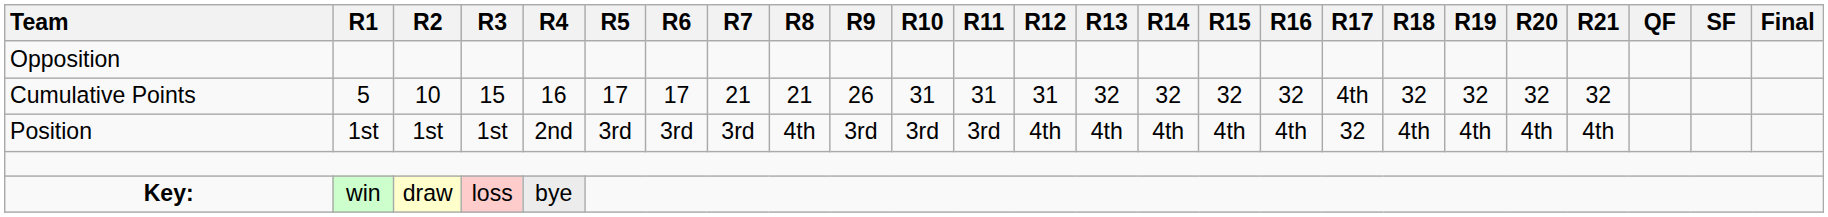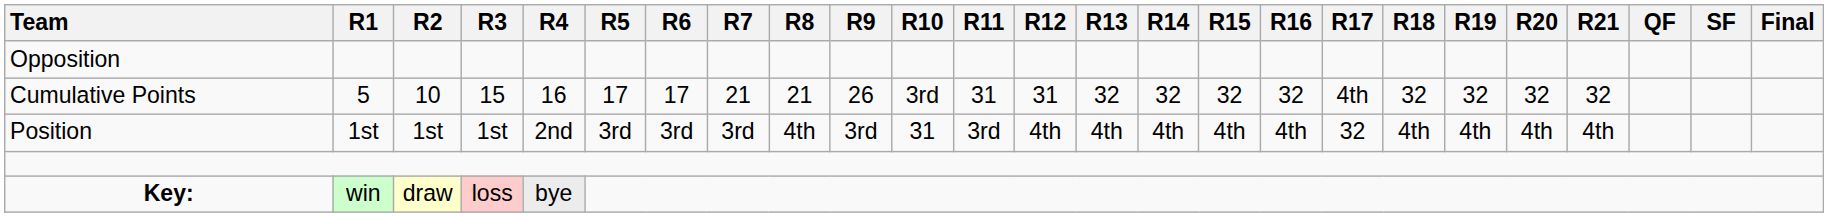(922, 95) 31 -> (922, 95) 3rd
(922, 132) 3rd -> (922, 132) 31
